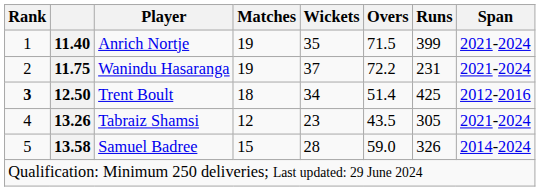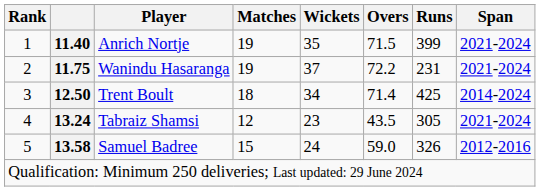(27, 95) bold -> (27, 95) normal
(381, 95) 51.4 -> (381, 95) 71.4
(495, 95) 2012-2016 -> (495, 95) 2014-2024
(72, 120) 13.26 -> (72, 120) 13.24
(312, 146) 28 -> (312, 146) 24
(495, 146) 2014-2024 -> (495, 146) 2012-2016
